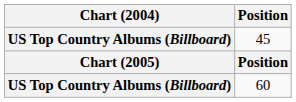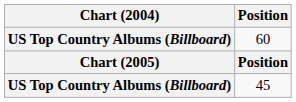rows swapped: (263, 39) <-> (263, 85)
